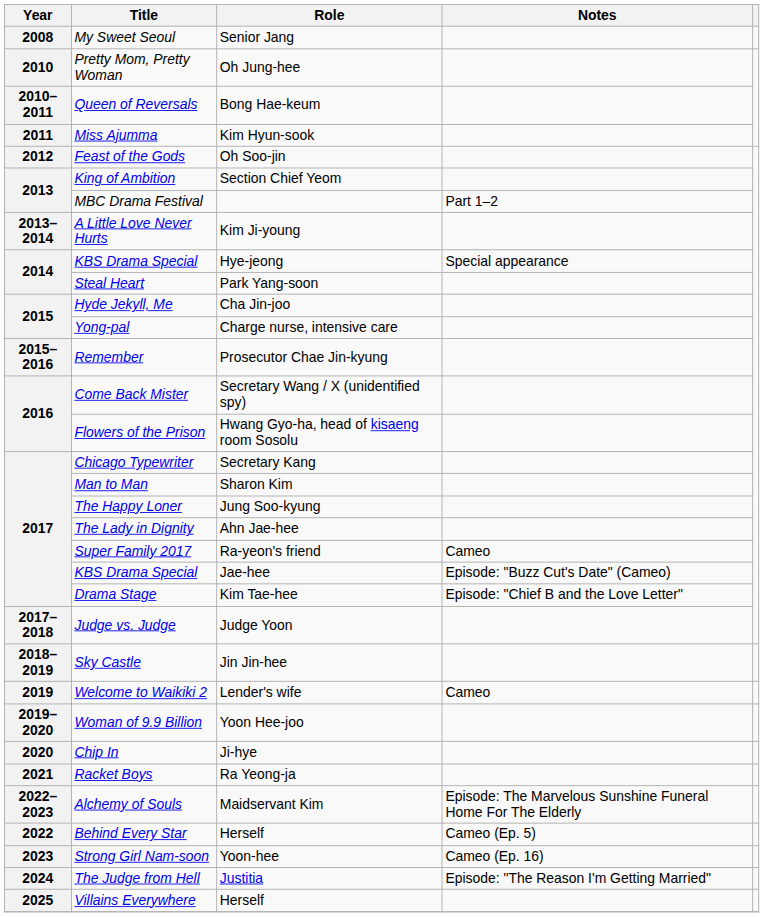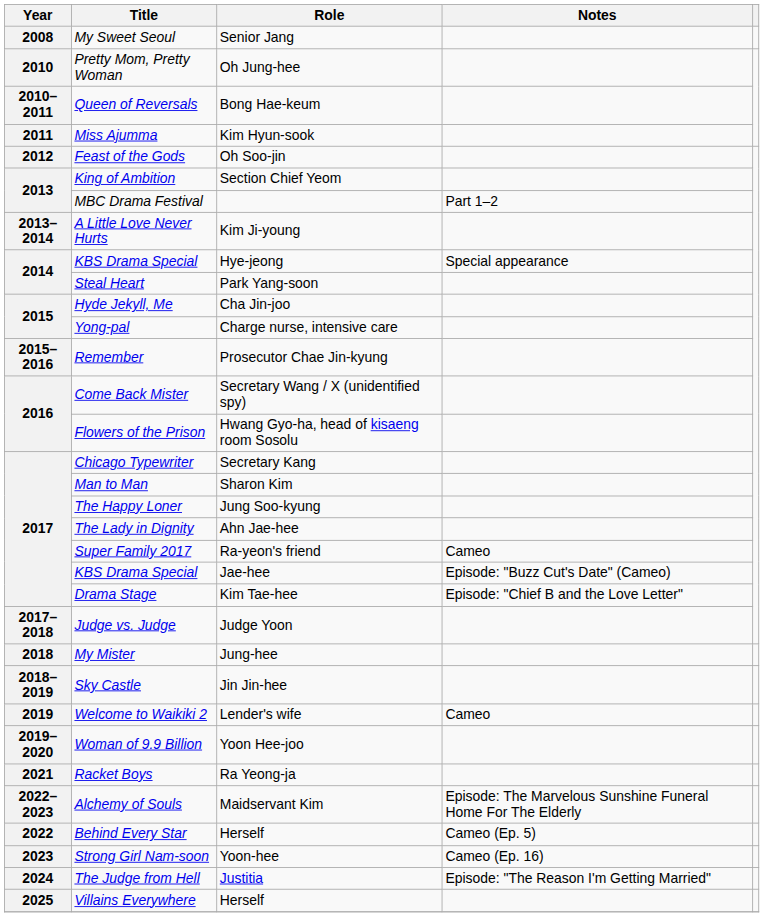+ row: (105, 654)
- row: (96, 752)
